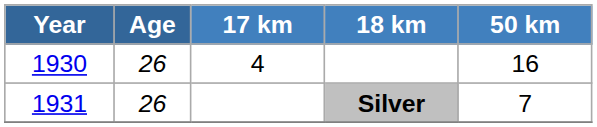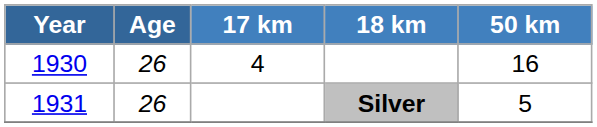(525, 103) 7 -> (525, 103) 5
